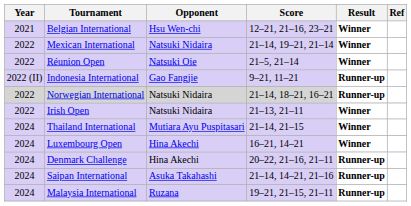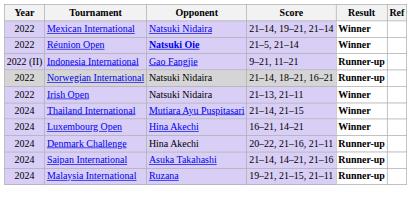- row: (89, 29)
(173, 62) normal -> (174, 45) bold
